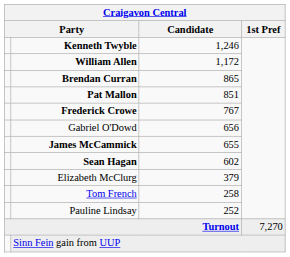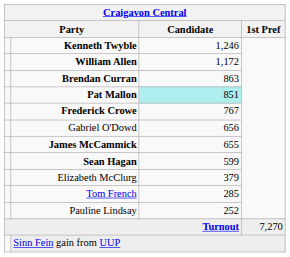(231, 78) 865 -> (231, 78) 863
(231, 95) no background -> (231, 95) paleturquoise background
(231, 161) 602 -> (231, 161) 599
(231, 194) 258 -> (231, 194) 285
